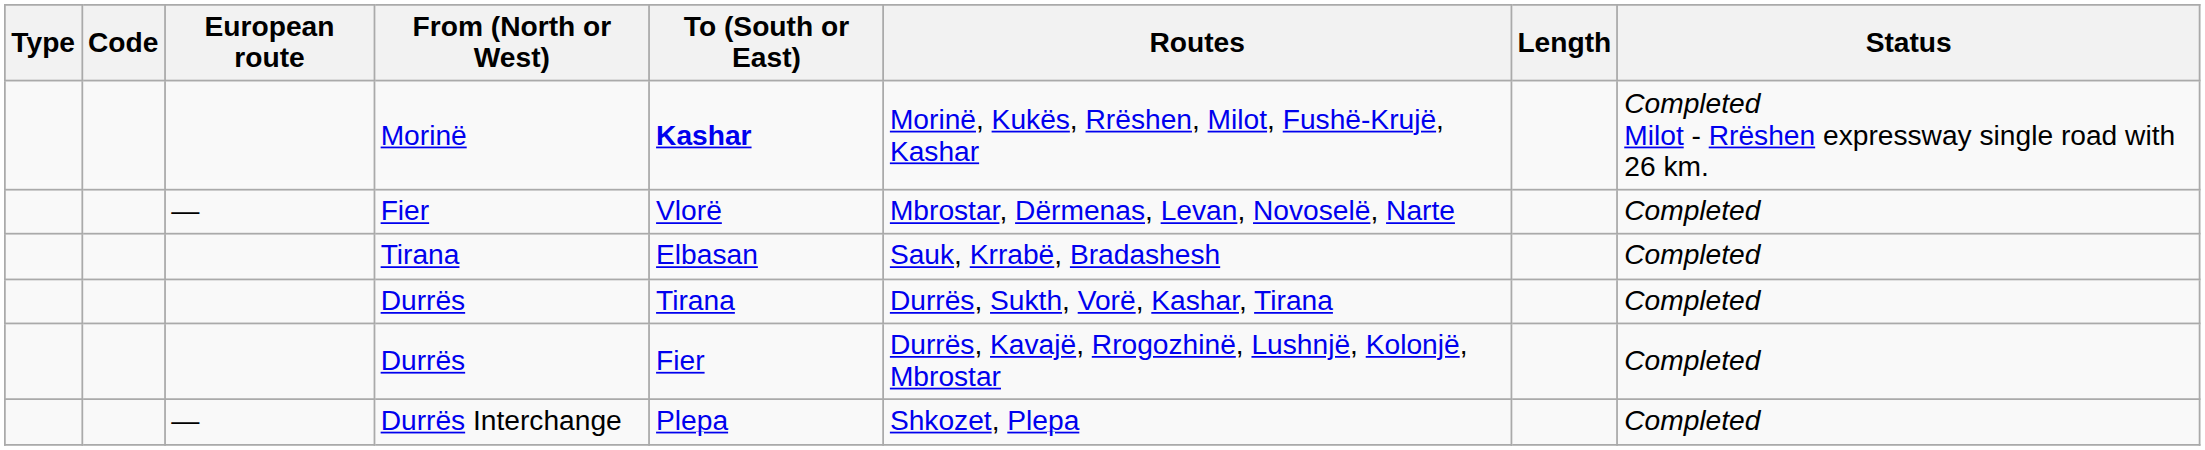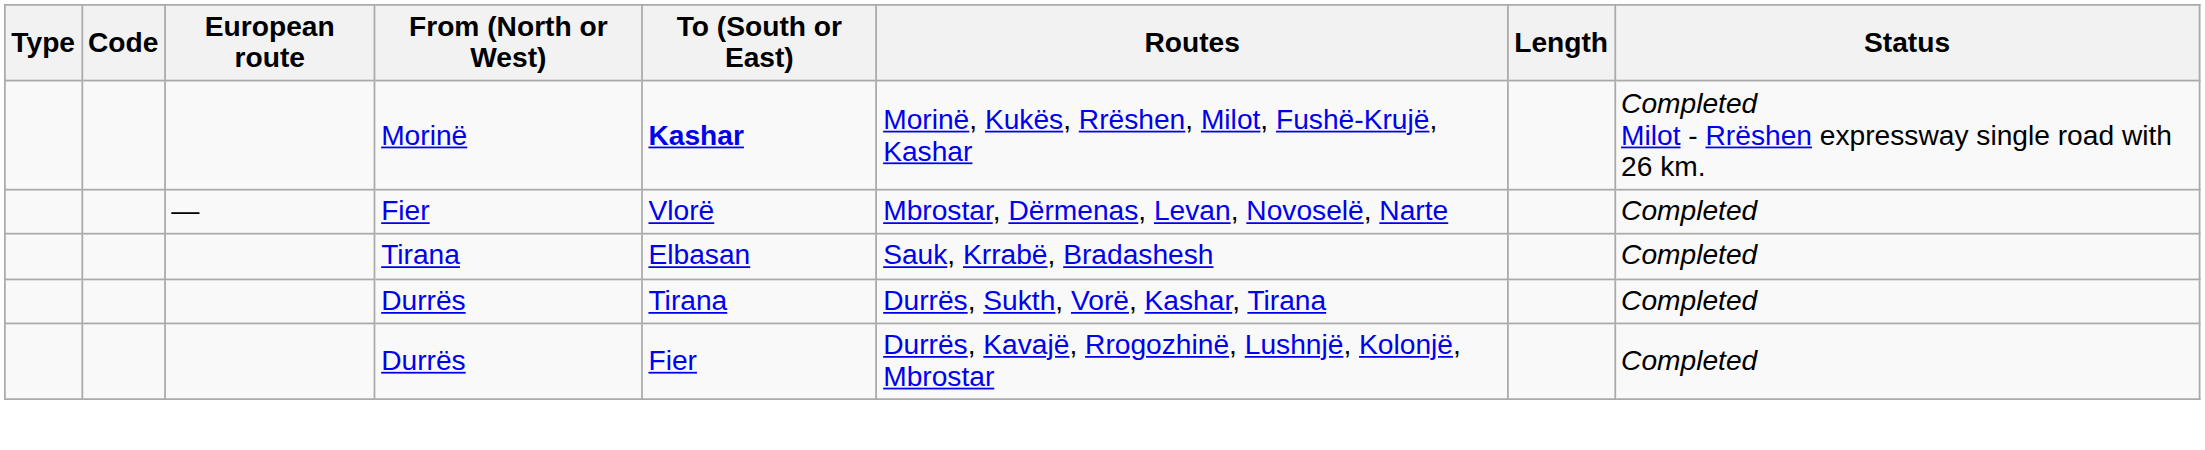- row: (185, 421)
